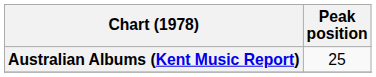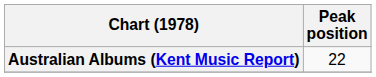(337, 59) 25 -> (337, 59) 22
